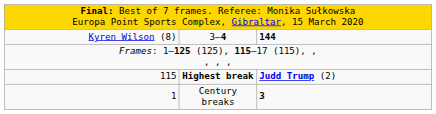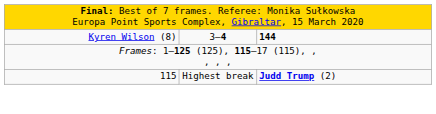(218, 77) bold -> (218, 77) normal
- row: (174, 97)
